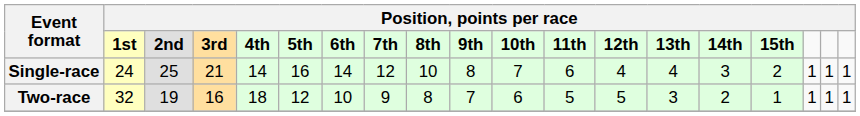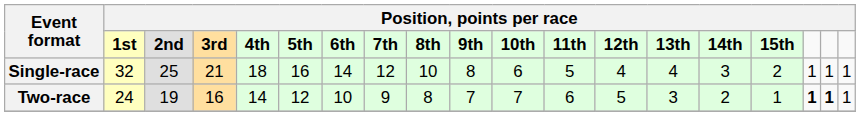(124, 71) 24 -> (124, 71) 32
(257, 71) 14 -> (257, 71) 18
(518, 71) 7 -> (518, 71) 6
(570, 71) 6 -> (570, 71) 5
(124, 97) 32 -> (124, 97) 24
(257, 97) 18 -> (257, 97) 14
(518, 97) 6 -> (518, 97) 7
(570, 97) 5 -> (570, 97) 6
(812, 97) normal -> (812, 97) bold
(829, 97) normal -> (829, 97) bold
